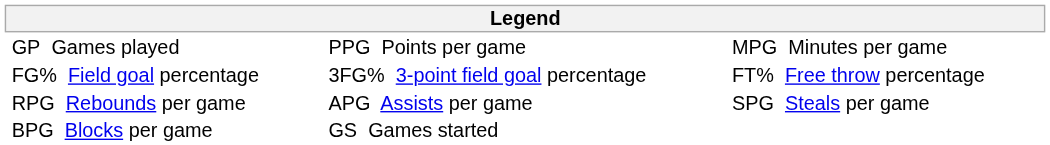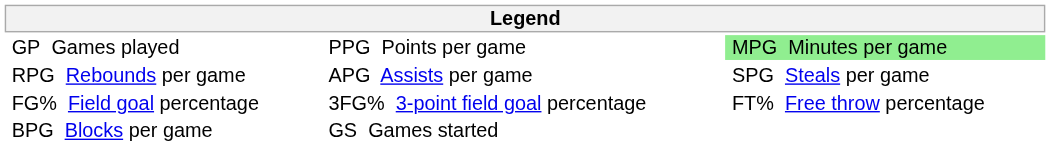(837, 48) no background -> (837, 48) lightgreen background
rows swapped: (133, 75) <-> (126, 103)
